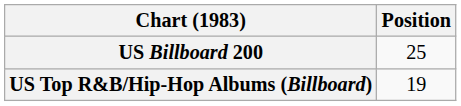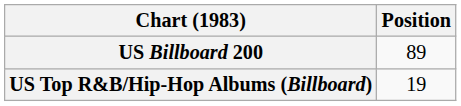(416, 52) 25 -> (416, 52) 89
